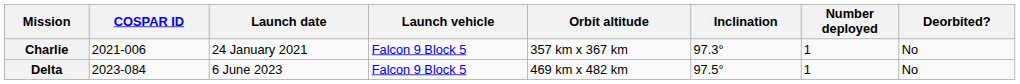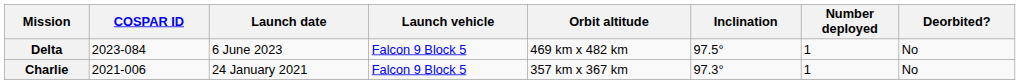rows swapped: (47, 49) <-> (47, 69)
